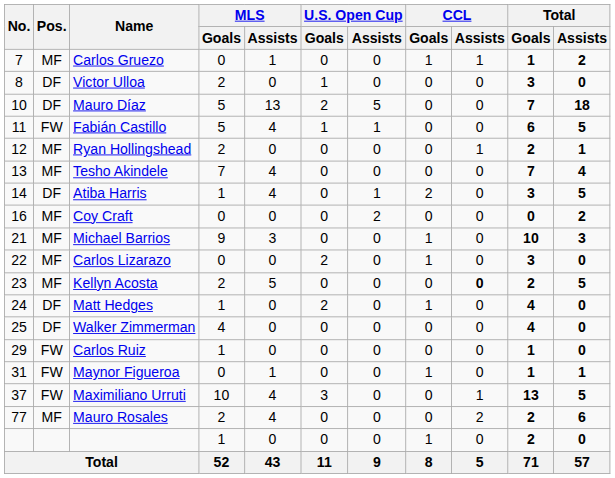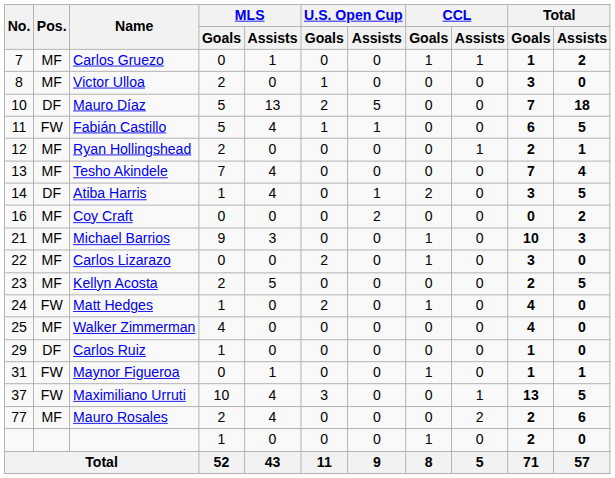(52, 82) DF -> (52, 82) MF
(480, 283) bold -> (480, 283) normal
(52, 305) DF -> (52, 305) FW
(52, 328) DF -> (52, 328) MF
(52, 350) FW -> (52, 350) DF
